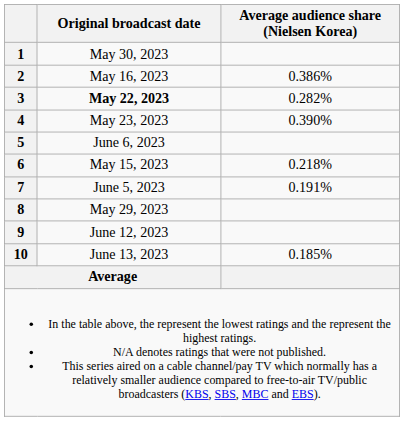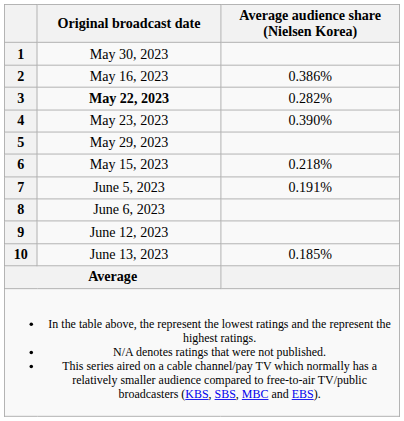(129, 143) June 6, 2023 -> (129, 143) May 29, 2023
(129, 210) May 29, 2023 -> (129, 210) June 6, 2023
